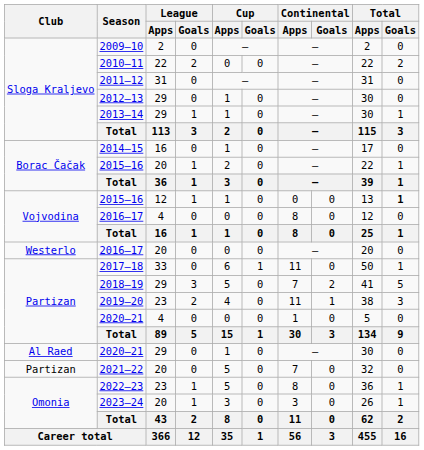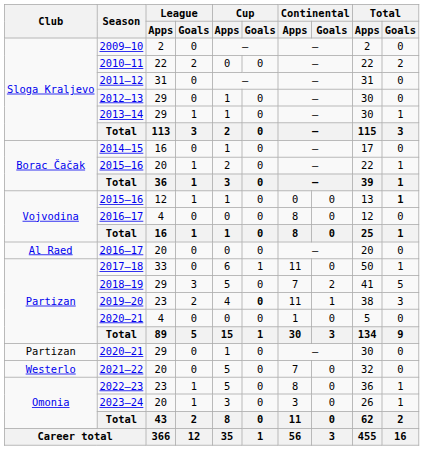(51, 250) Westerlo -> (51, 250) Al Raed
(260, 301) normal -> (260, 301) bold
(51, 352) Al Raed -> (51, 352) Partizan
(51, 369) Partizan -> (51, 369) Westerlo
